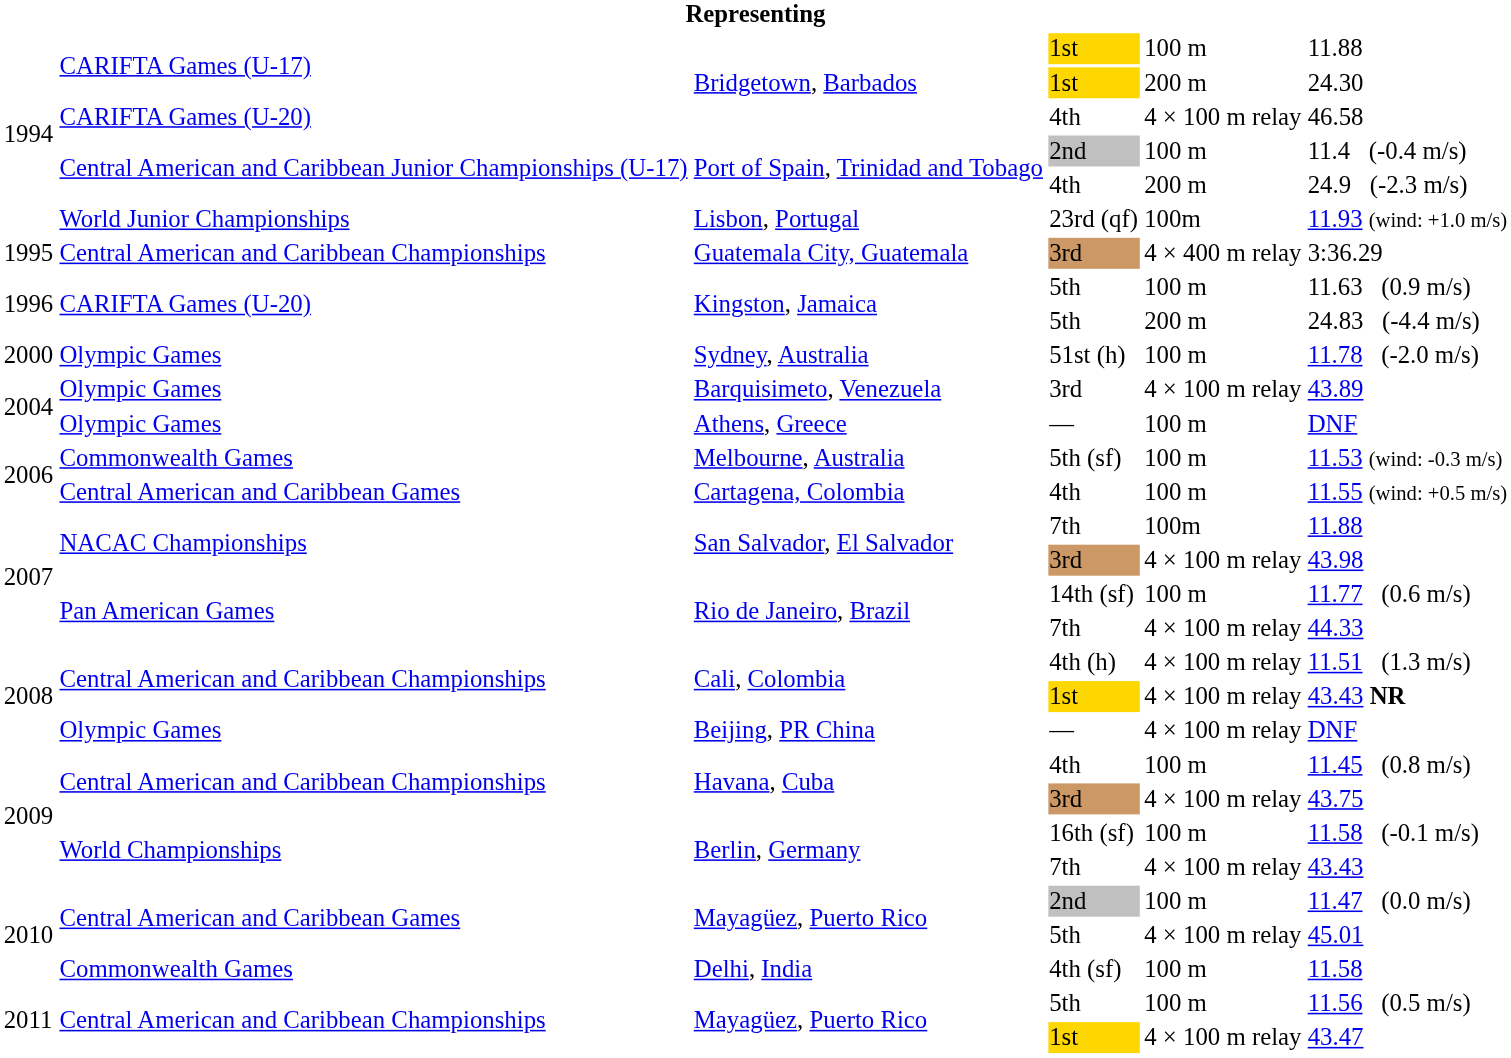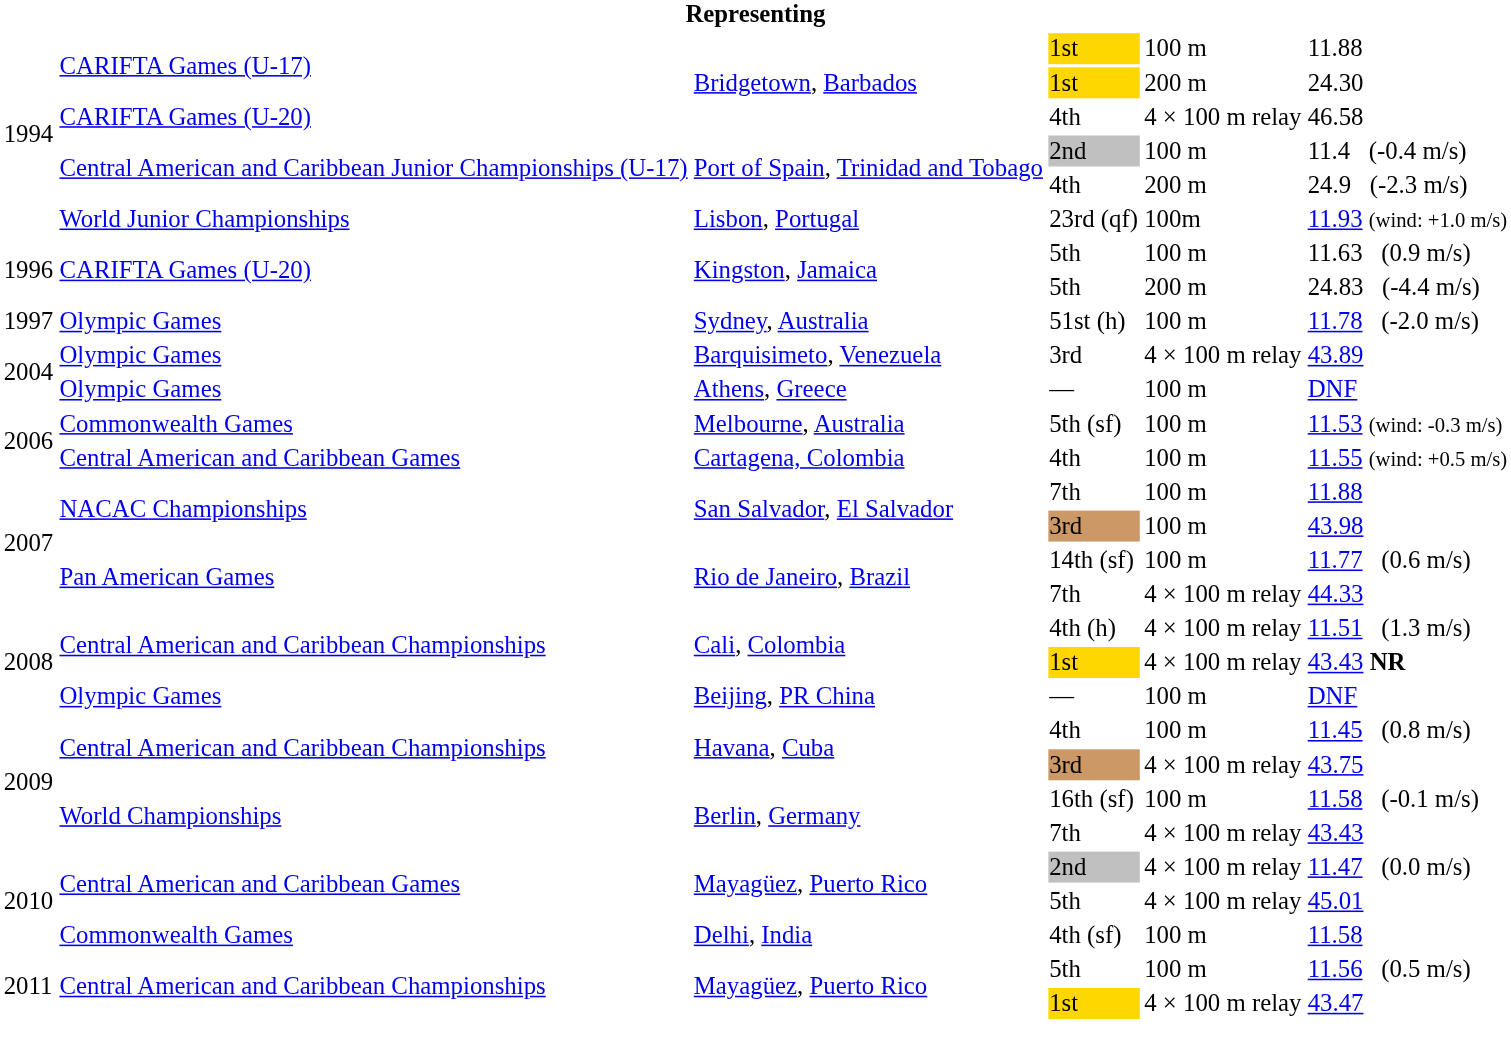- row: (831, 253)
(28, 355) 2000 -> (28, 321) 1997
(1172, 525) 100m -> (1176, 491) 100 m
(1223, 559) 4 × 100 m relay -> (1176, 525) 100 m
(1223, 730) 4 × 100 m relay -> (1176, 696) 100 m
(1176, 900) 100 m -> (1223, 866) 4 × 100 m relay
